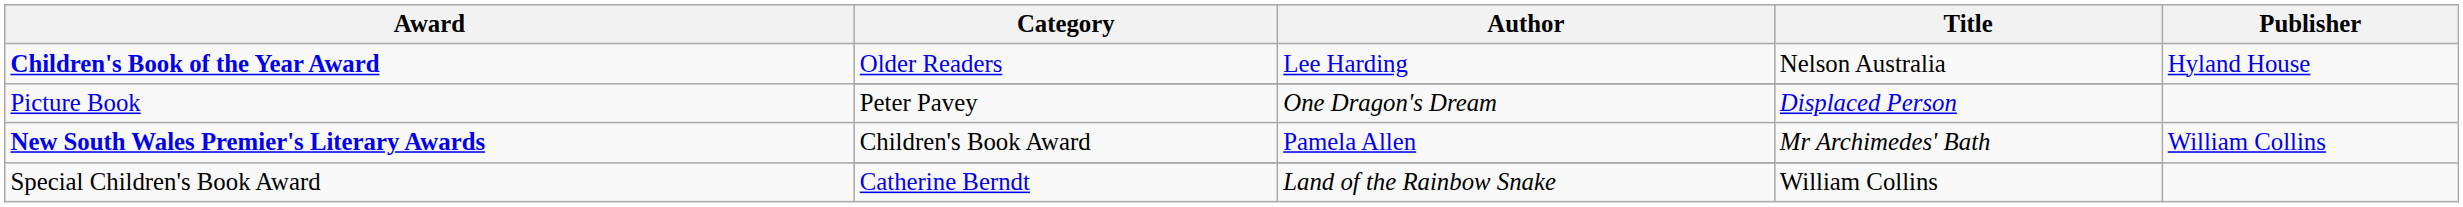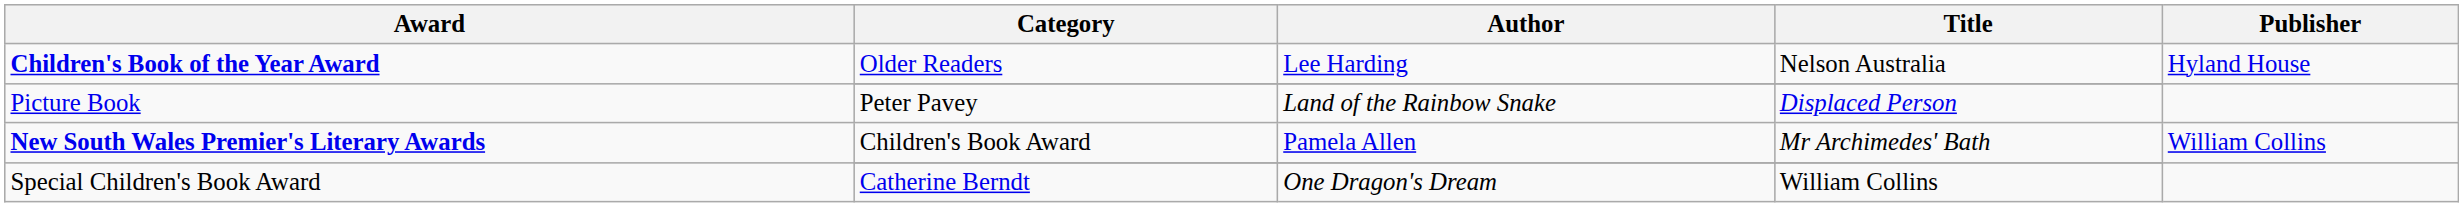(1390, 102) One Dragon's Dream -> (1420, 102) Land of the Rainbow Snake
(1420, 181) Land of the Rainbow Snake -> (1390, 181) One Dragon's Dream
